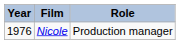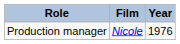columns swapped: (19, 13) <-> (123, 13)
